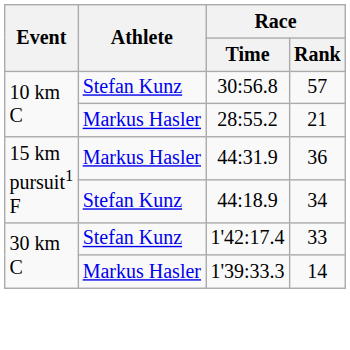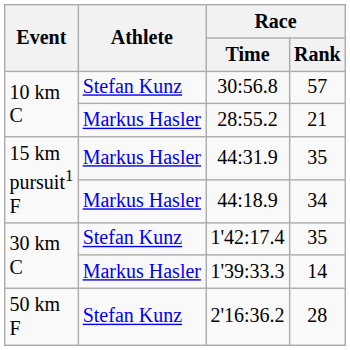(317, 158) 36 -> (317, 158) 35
(132, 201) Stefan Kunz -> (142, 201) Markus Hasler
(317, 238) 33 -> (317, 238) 35
+ row: (247, 316)
